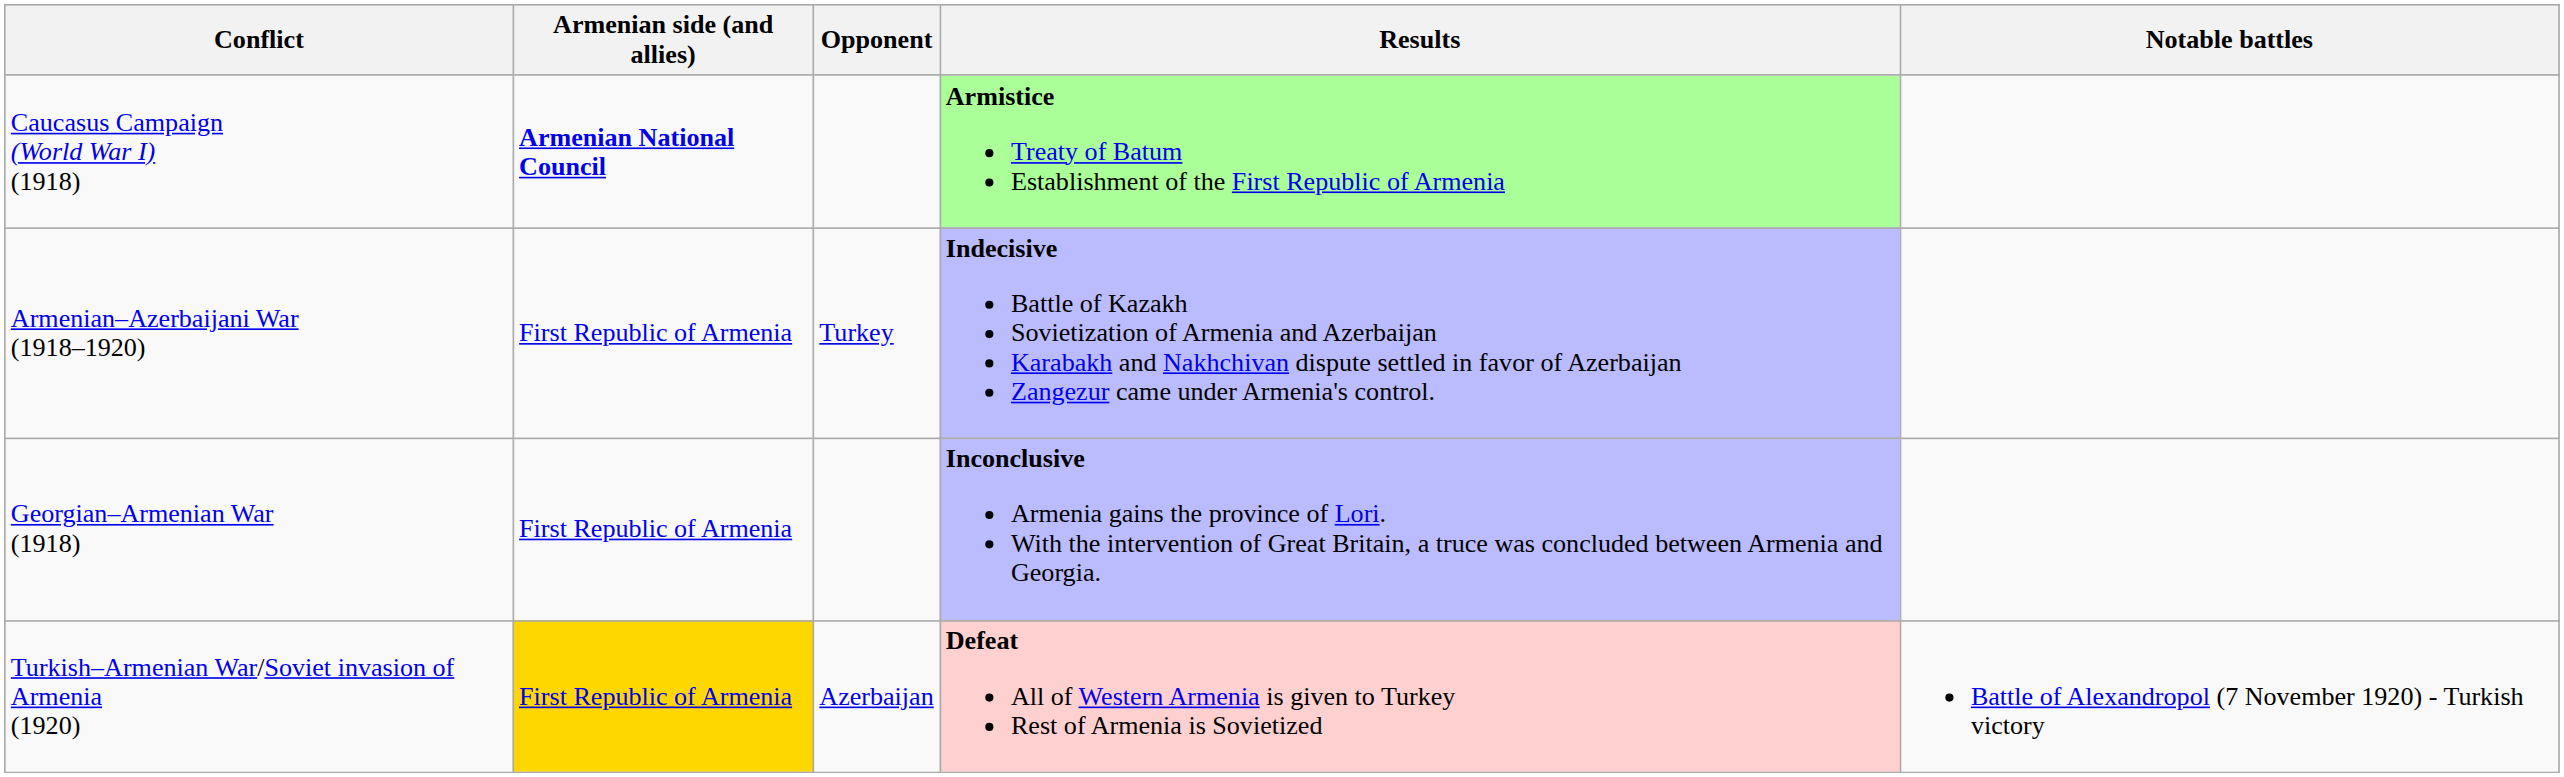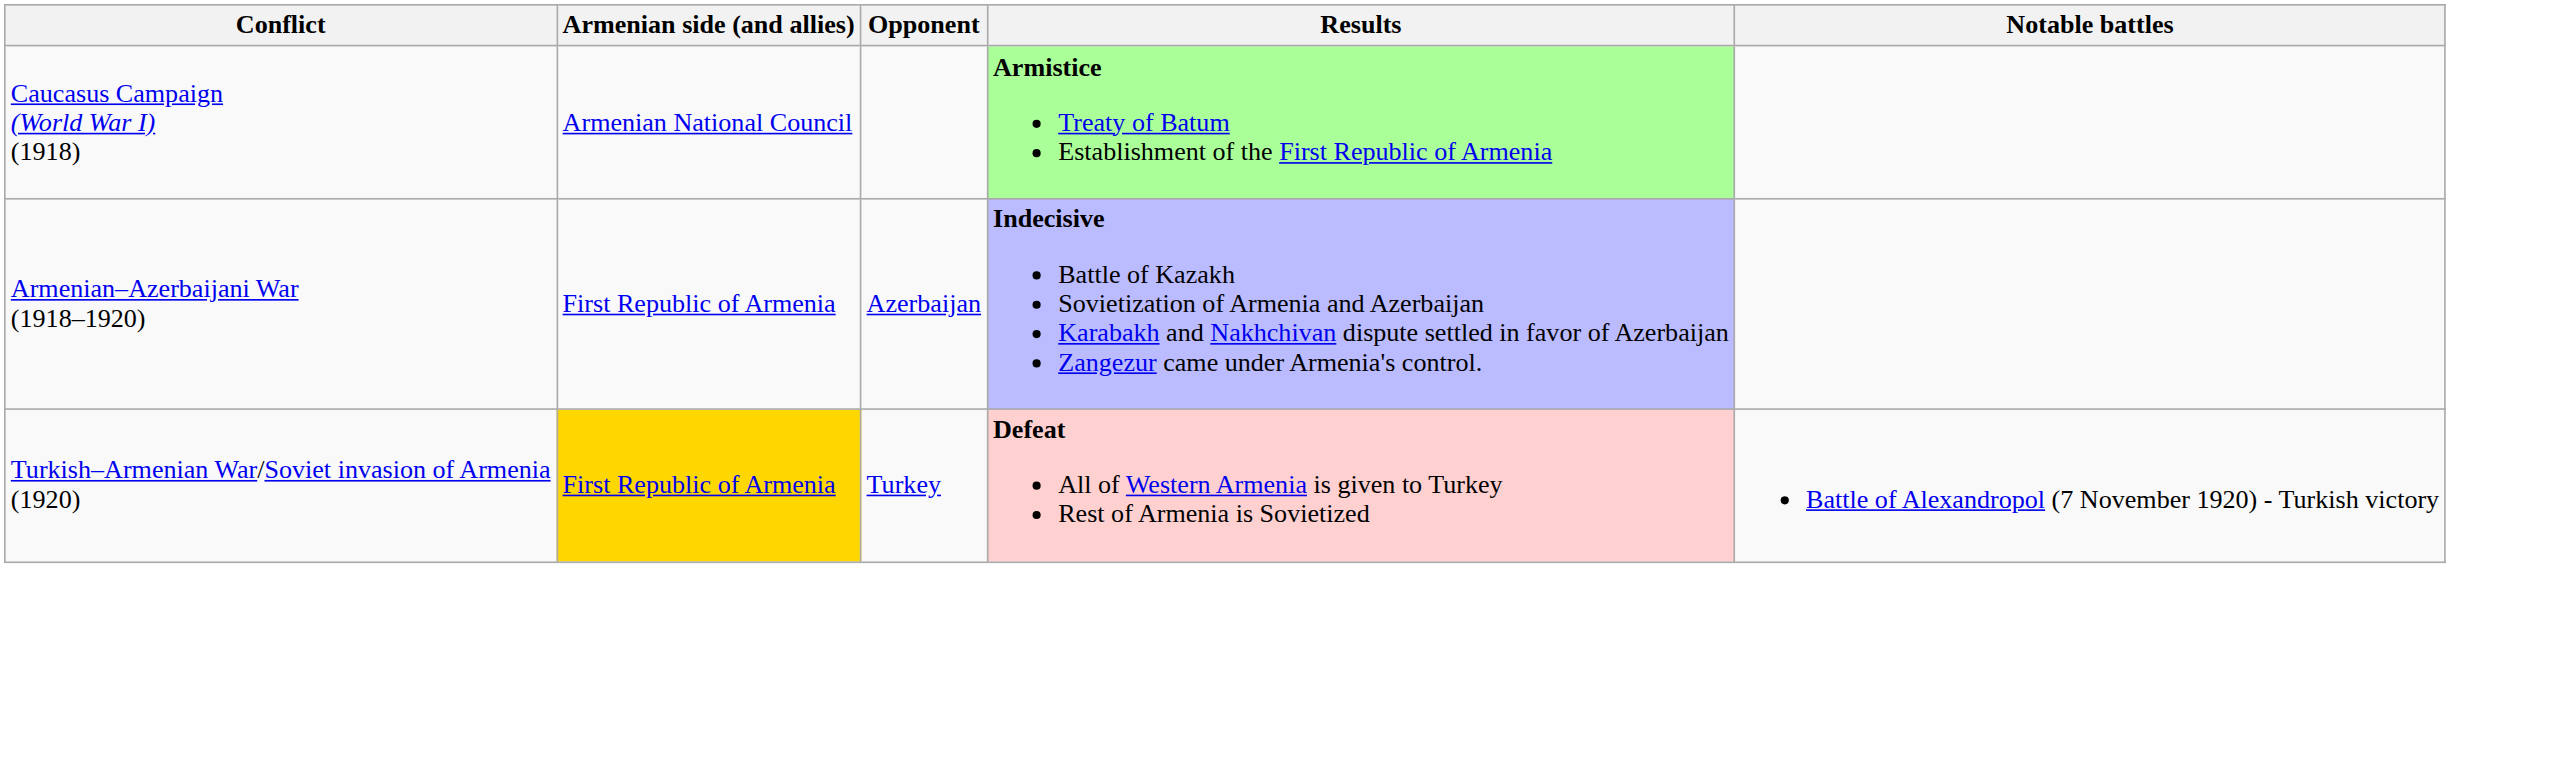(627, 151) bold -> (707, 121) normal
(857, 332) Turkey -> (924, 303) Azerbaijan
- row: (142, 529)
(877, 695) Azerbaijan -> (904, 485) Turkey
